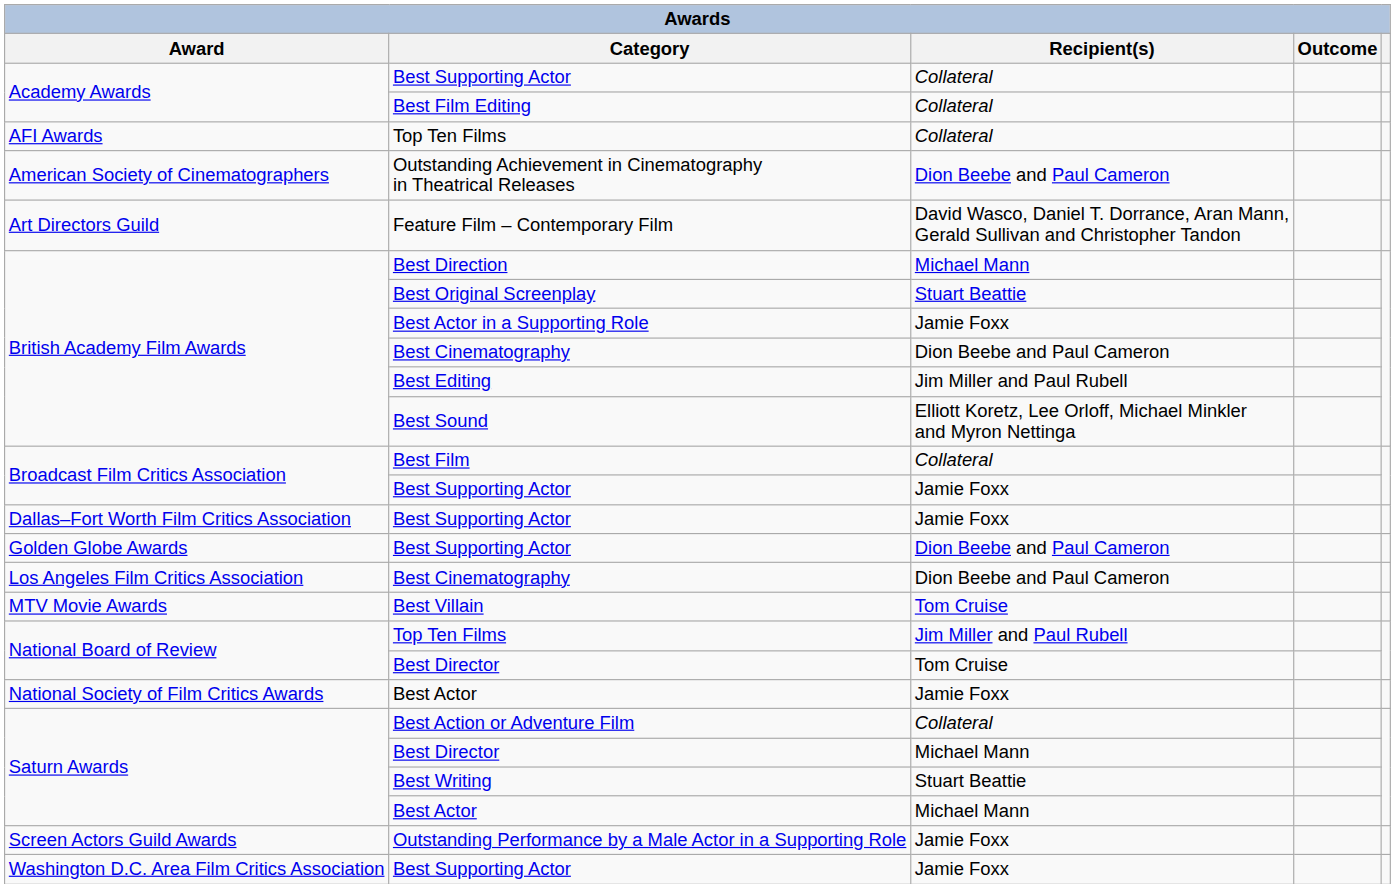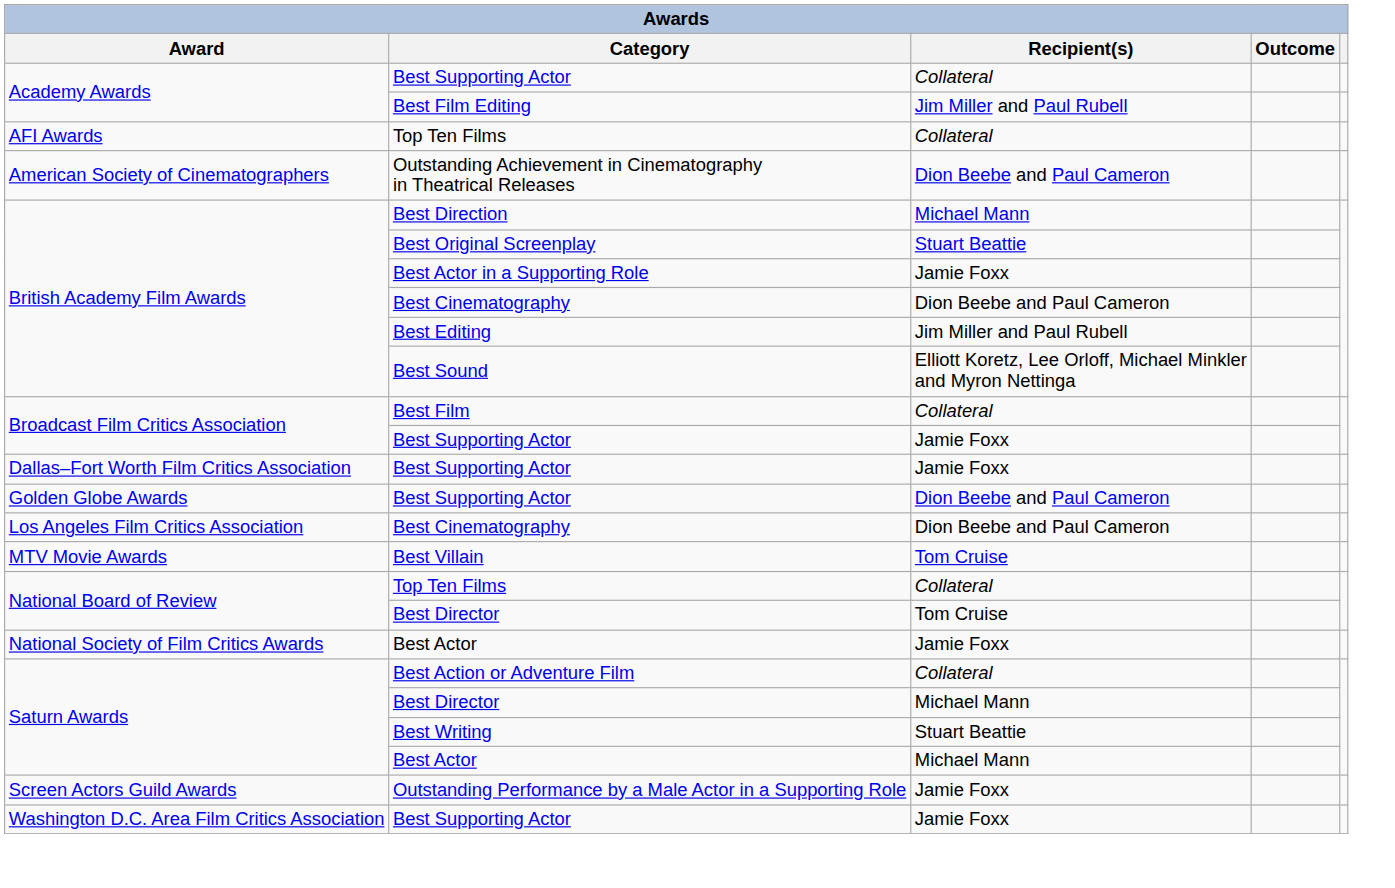(954, 106) Collateral -> (1021, 106) Jim Miller and Paul Rubell
- row: (84, 225)
(1021, 635) Jim Miller and Paul Rubell -> (954, 585) Collateral
